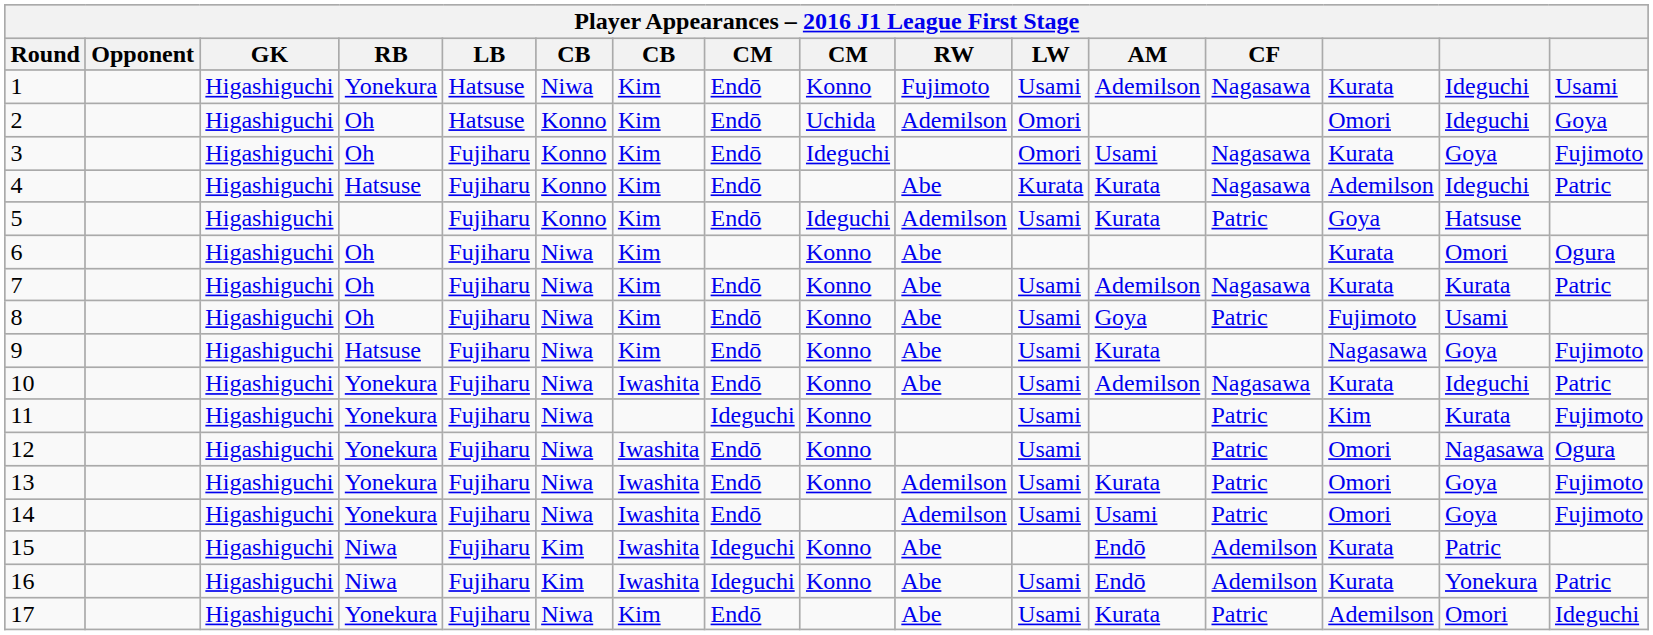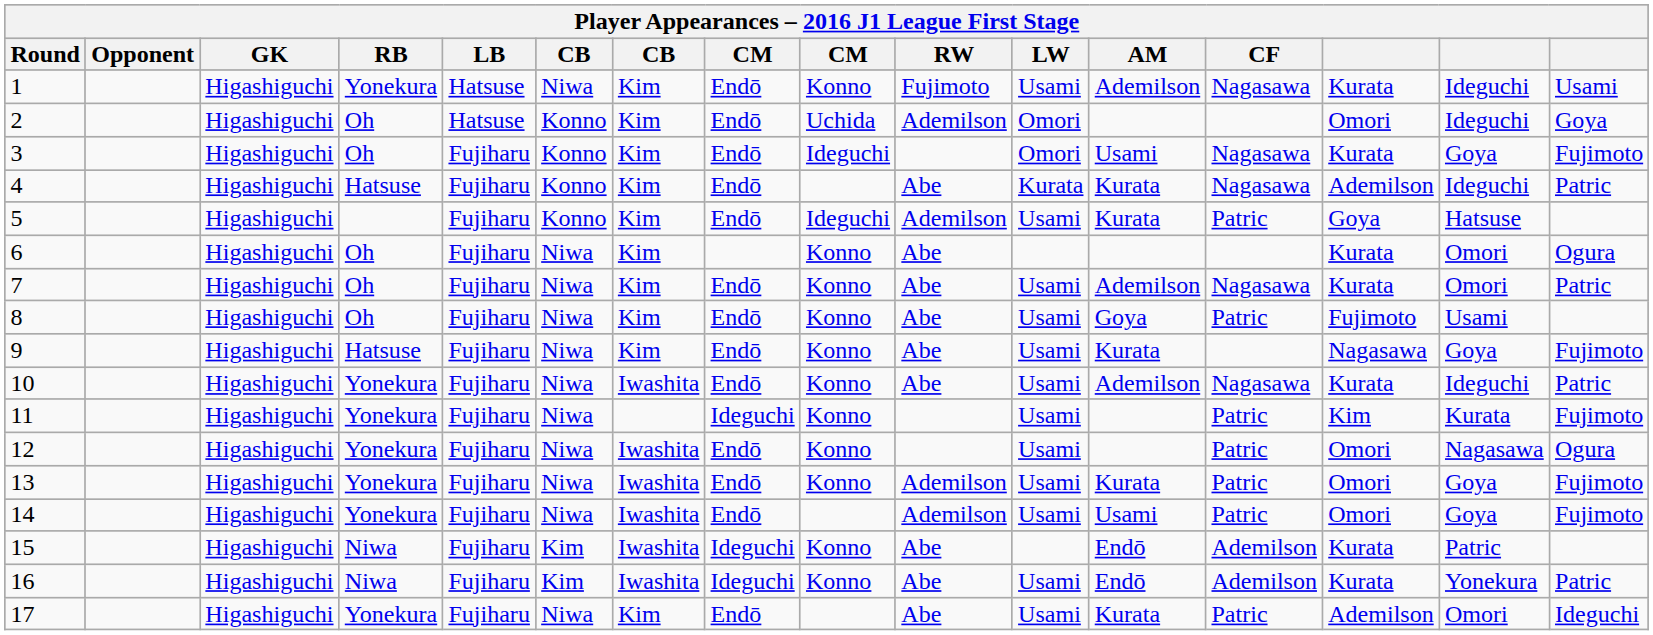(1478, 284) Kurata -> (1476, 284) Omori
